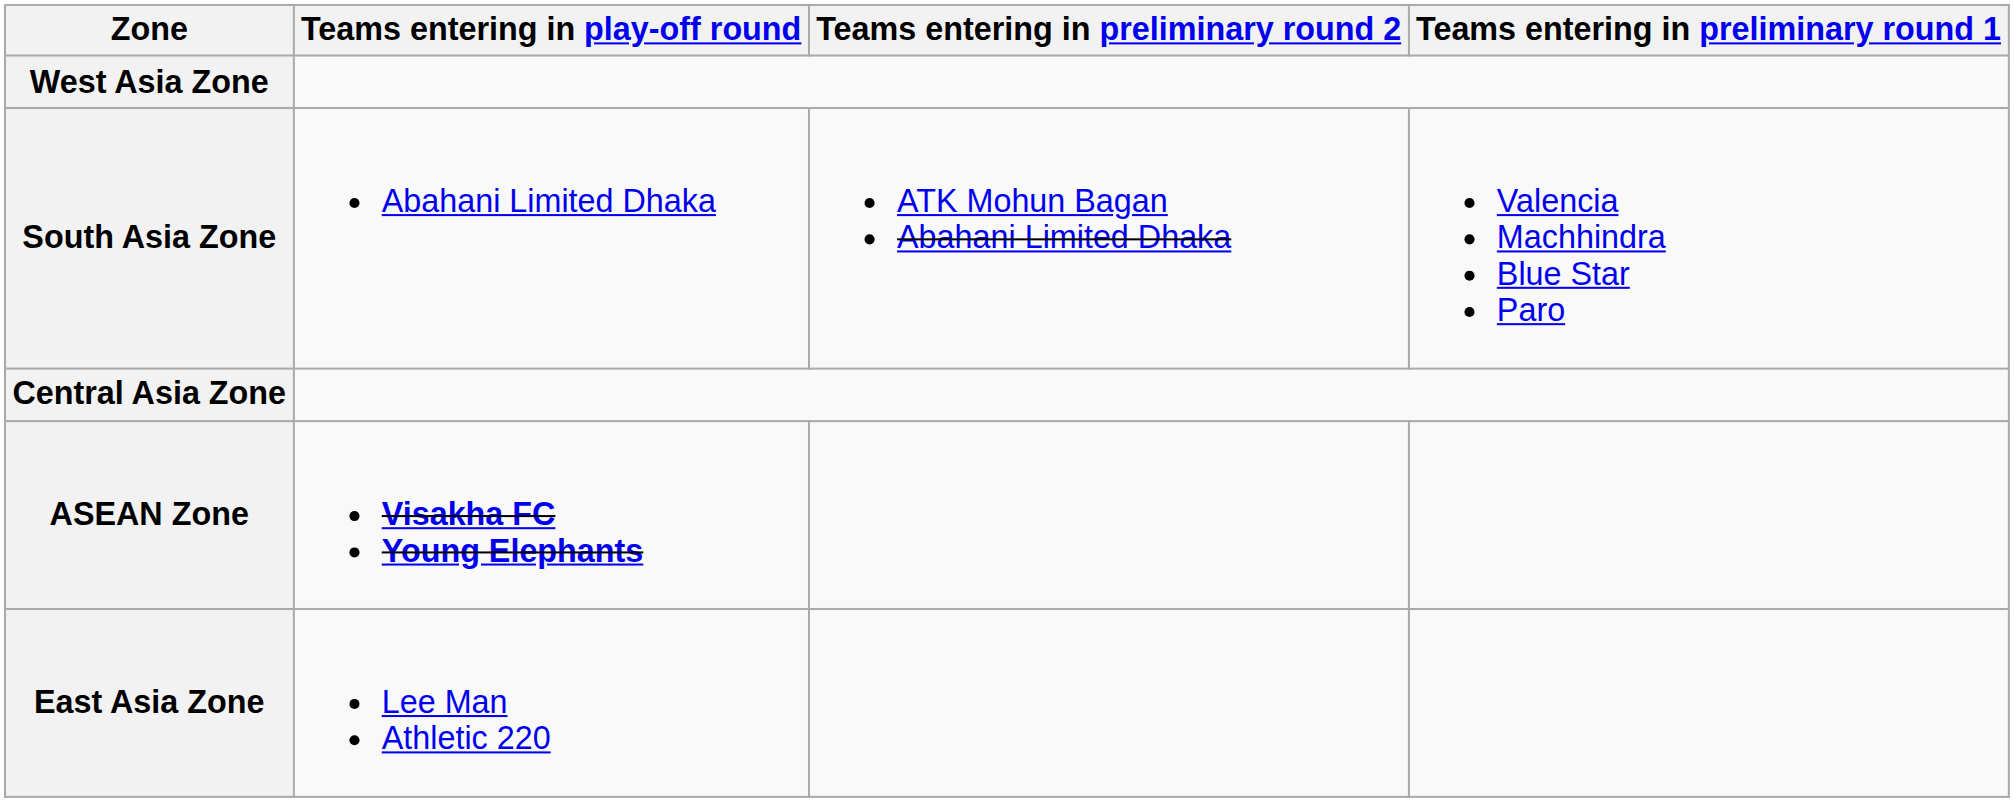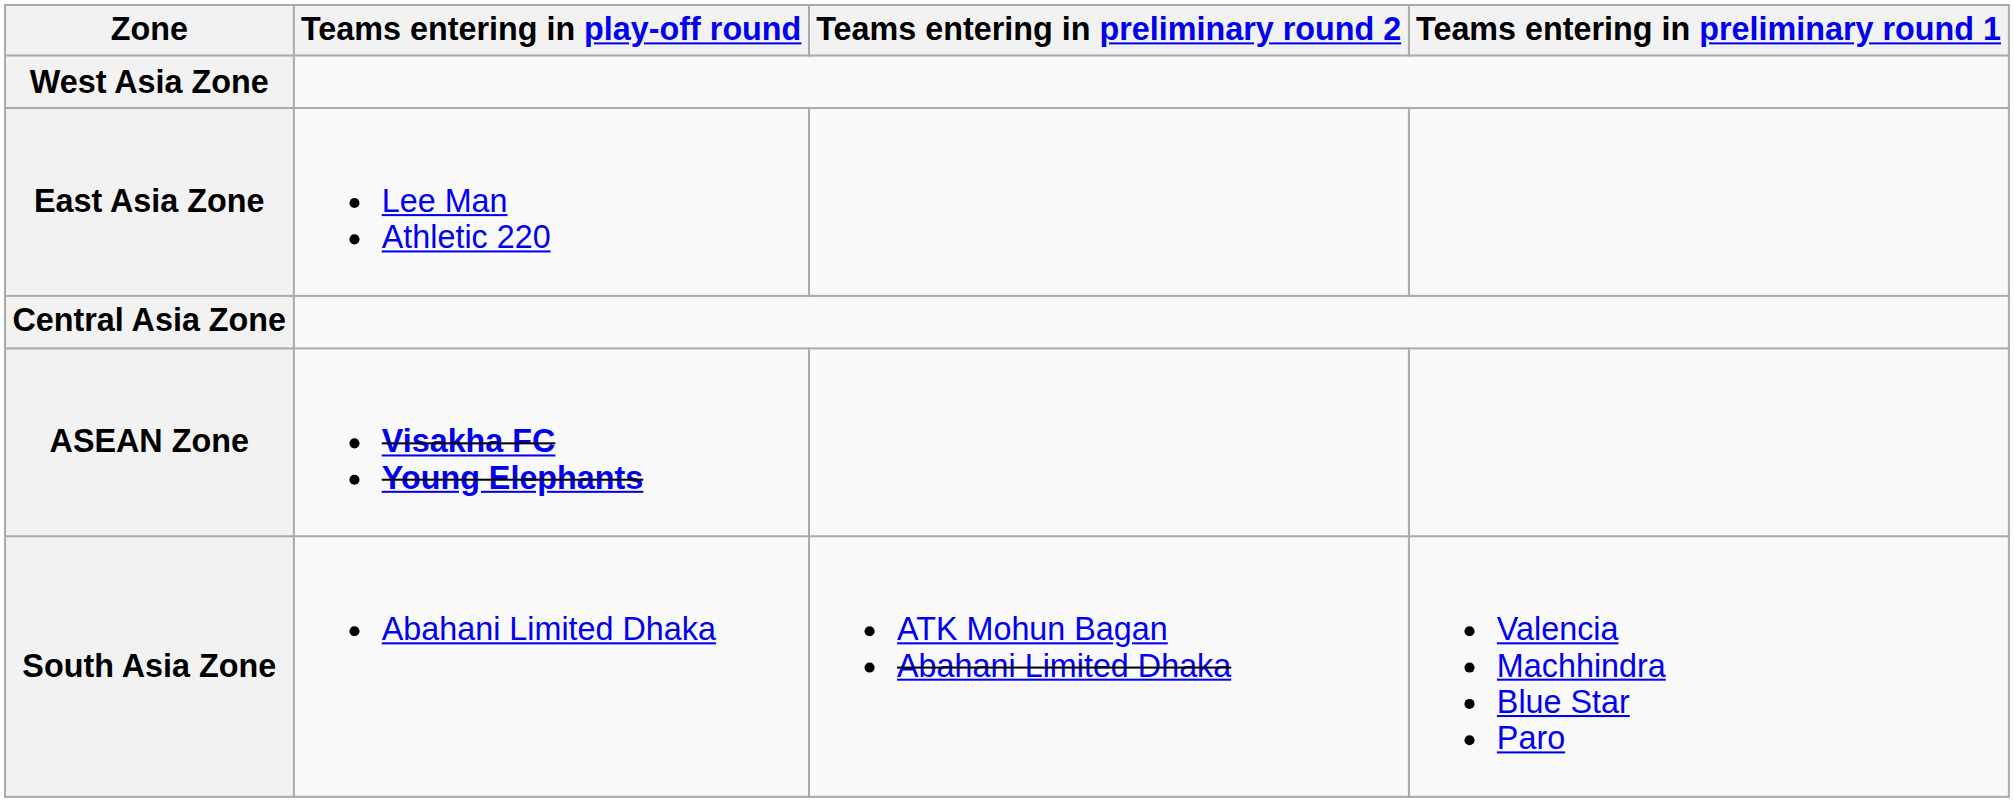rows swapped: (149, 237) <-> (149, 702)
